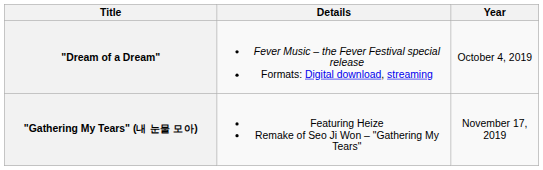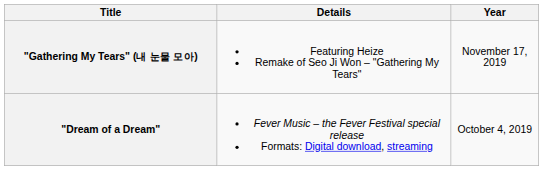rows swapped: (111, 57) <-> (111, 129)
